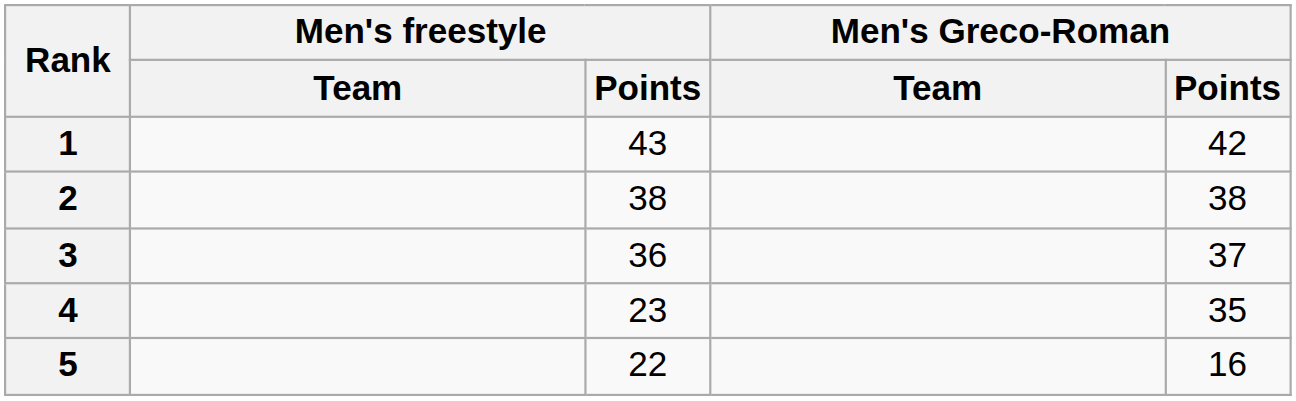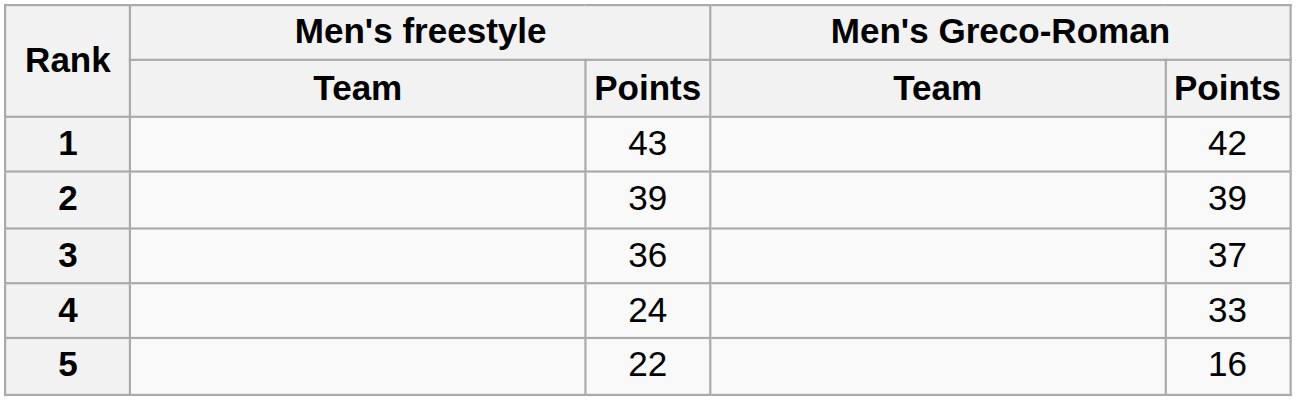(648, 198) 38 -> (648, 198) 39
(1228, 198) 38 -> (1228, 198) 39
(648, 310) 23 -> (648, 310) 24
(1228, 310) 35 -> (1228, 310) 33
